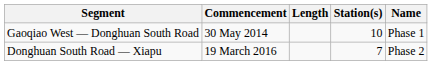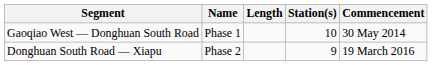columns swapped: (246, 13) <-> (406, 13)
(379, 51) 7 -> (334, 51) 9
